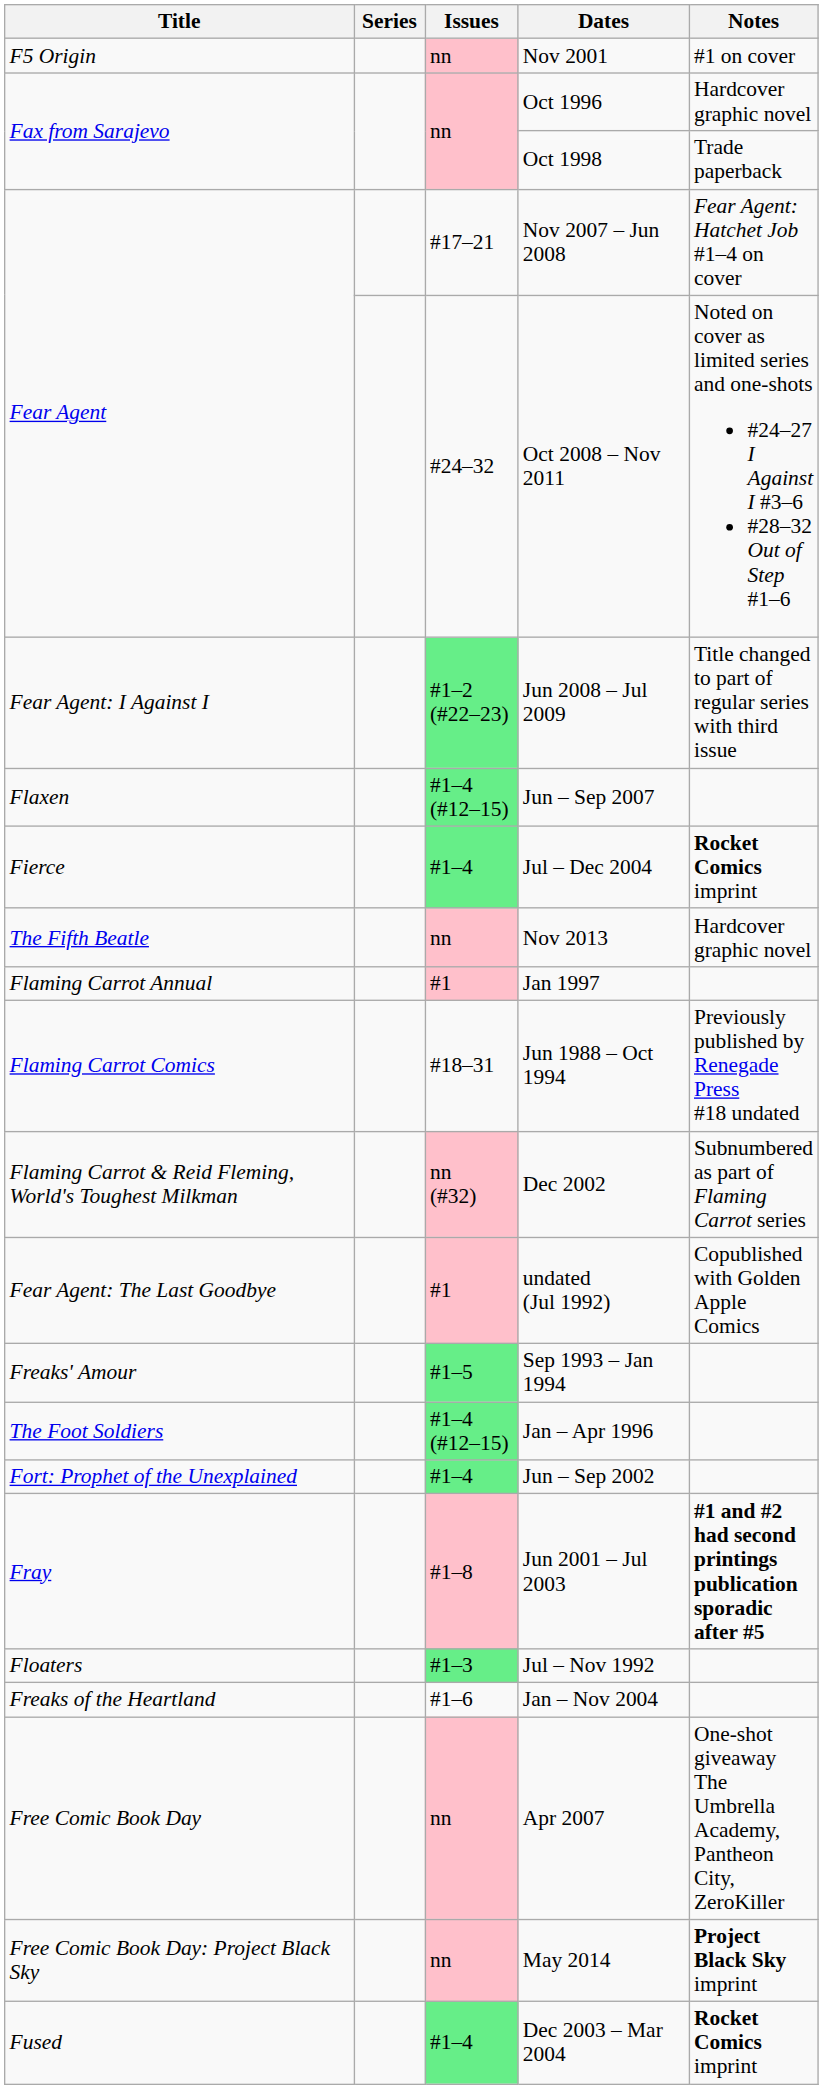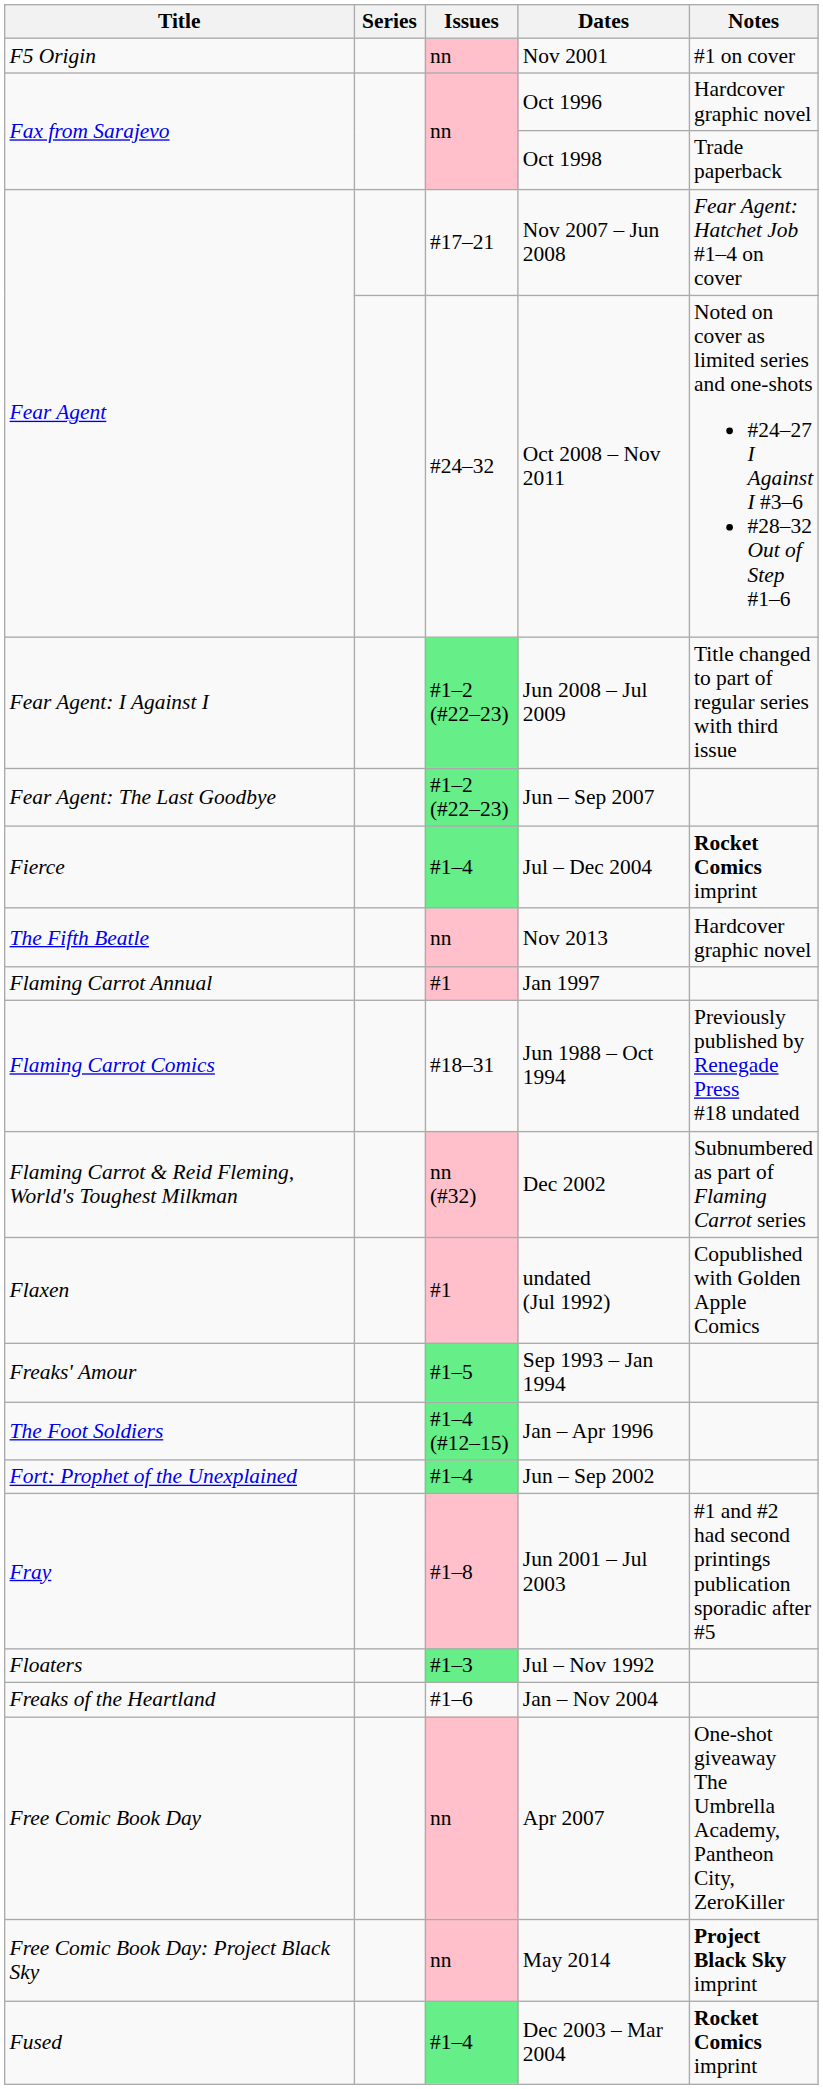(39, 796) Flaxen -> (143, 796) Fear Agent: The Last Goodbye
(469, 796) #1–4 (#12–15) -> (469, 796) #1–2 (#22–23)
(143, 1290) Fear Agent: The Last Goodbye -> (39, 1290) Flaxen
(746, 1571) bold -> (753, 1571) normal
